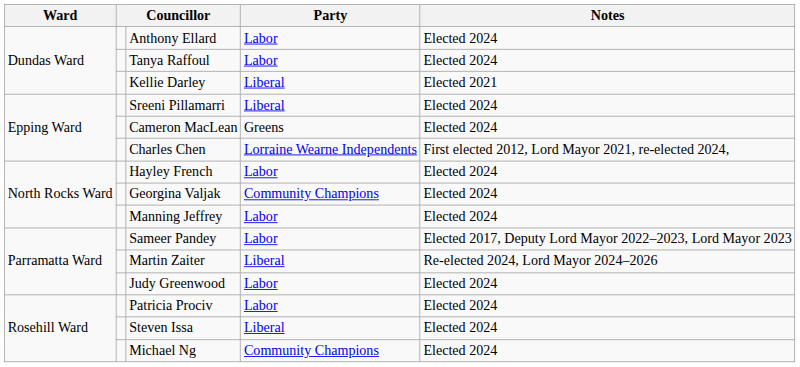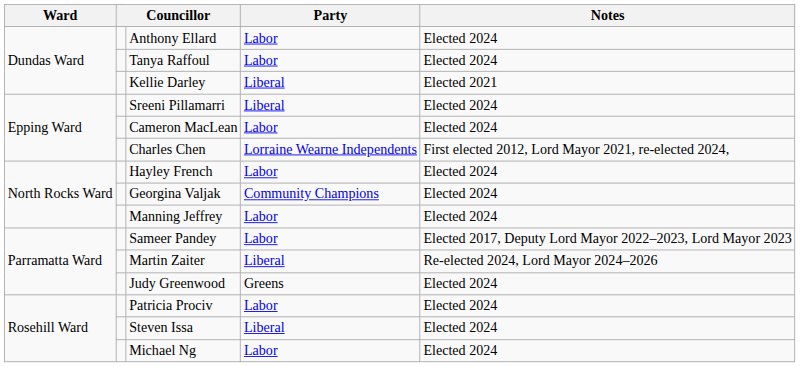(264, 127) Greens -> (261, 127) Labor
(261, 283) Labor -> (264, 283) Greens
(311, 350) Community Champions -> (261, 350) Labor
